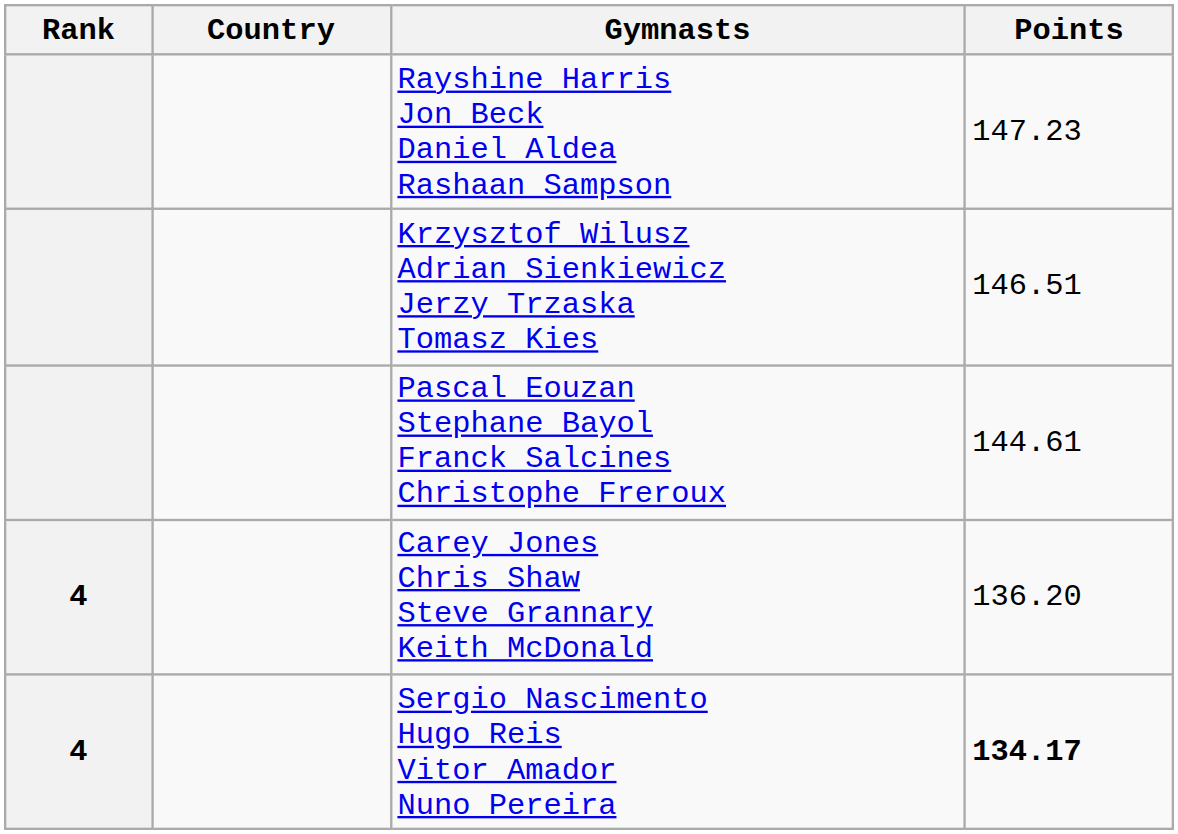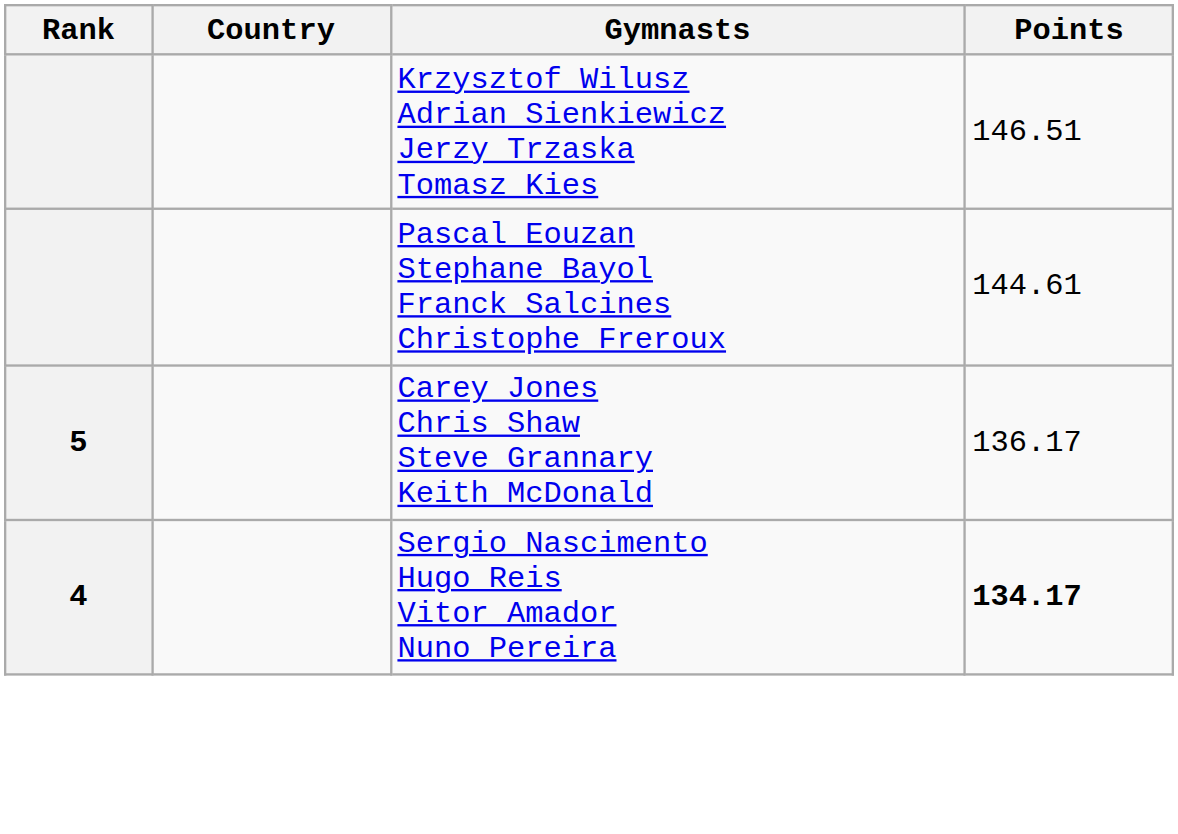- row: (534, 132)
(78, 597) 4 -> (78, 442) 5
(1027, 597) 136.20 -> (1027, 442) 136.17
